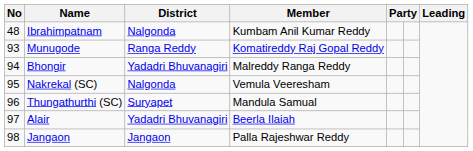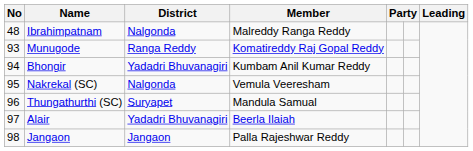(301, 31) Kumbam Anil Kumar Reddy -> (291, 31) Malreddy Ranga Reddy
(291, 66) Malreddy Ranga Reddy -> (301, 66) Kumbam Anil Kumar Reddy
